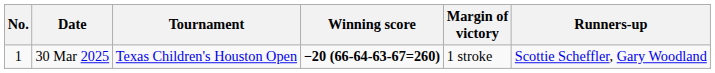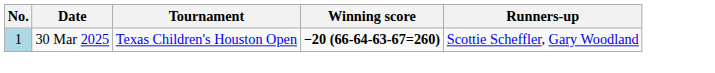- column: (477, 24)
(18, 56) no background -> (18, 40) lightblue background
